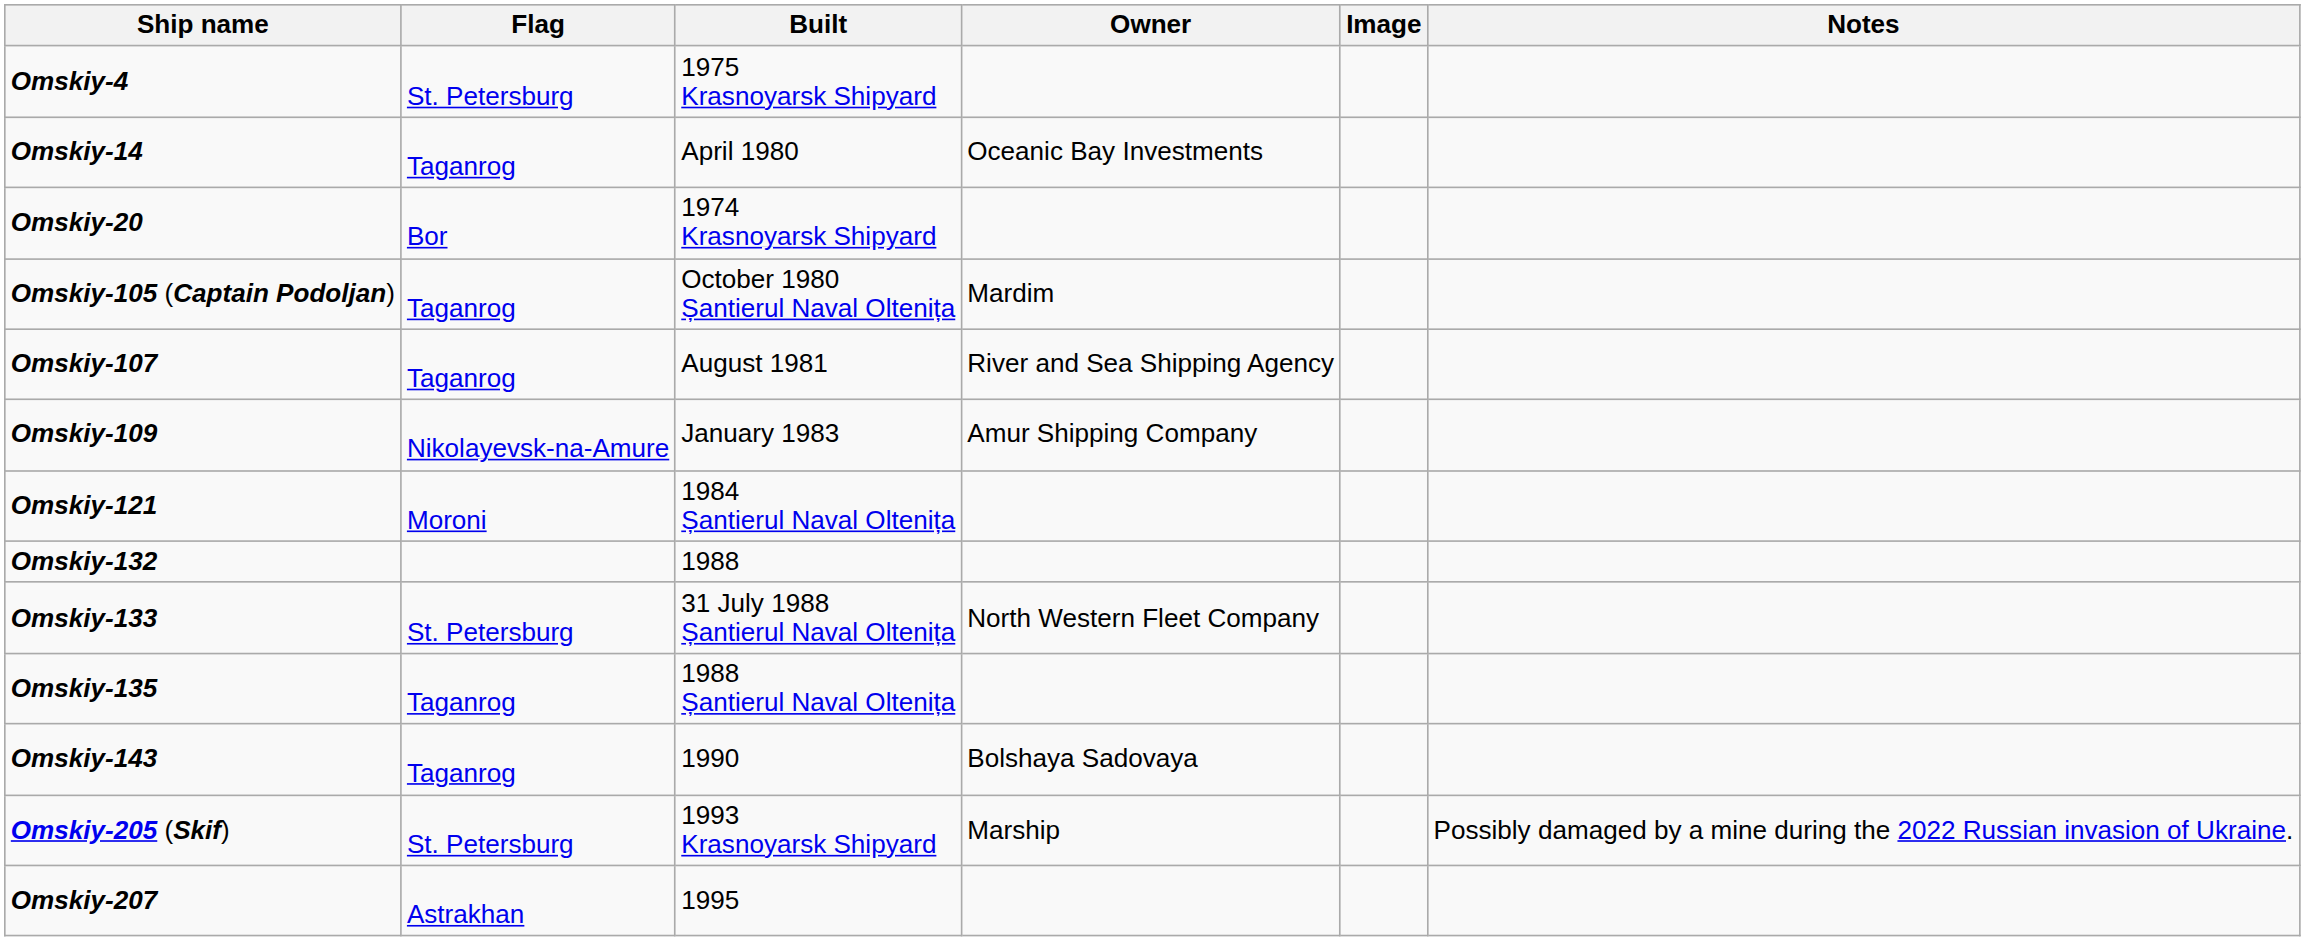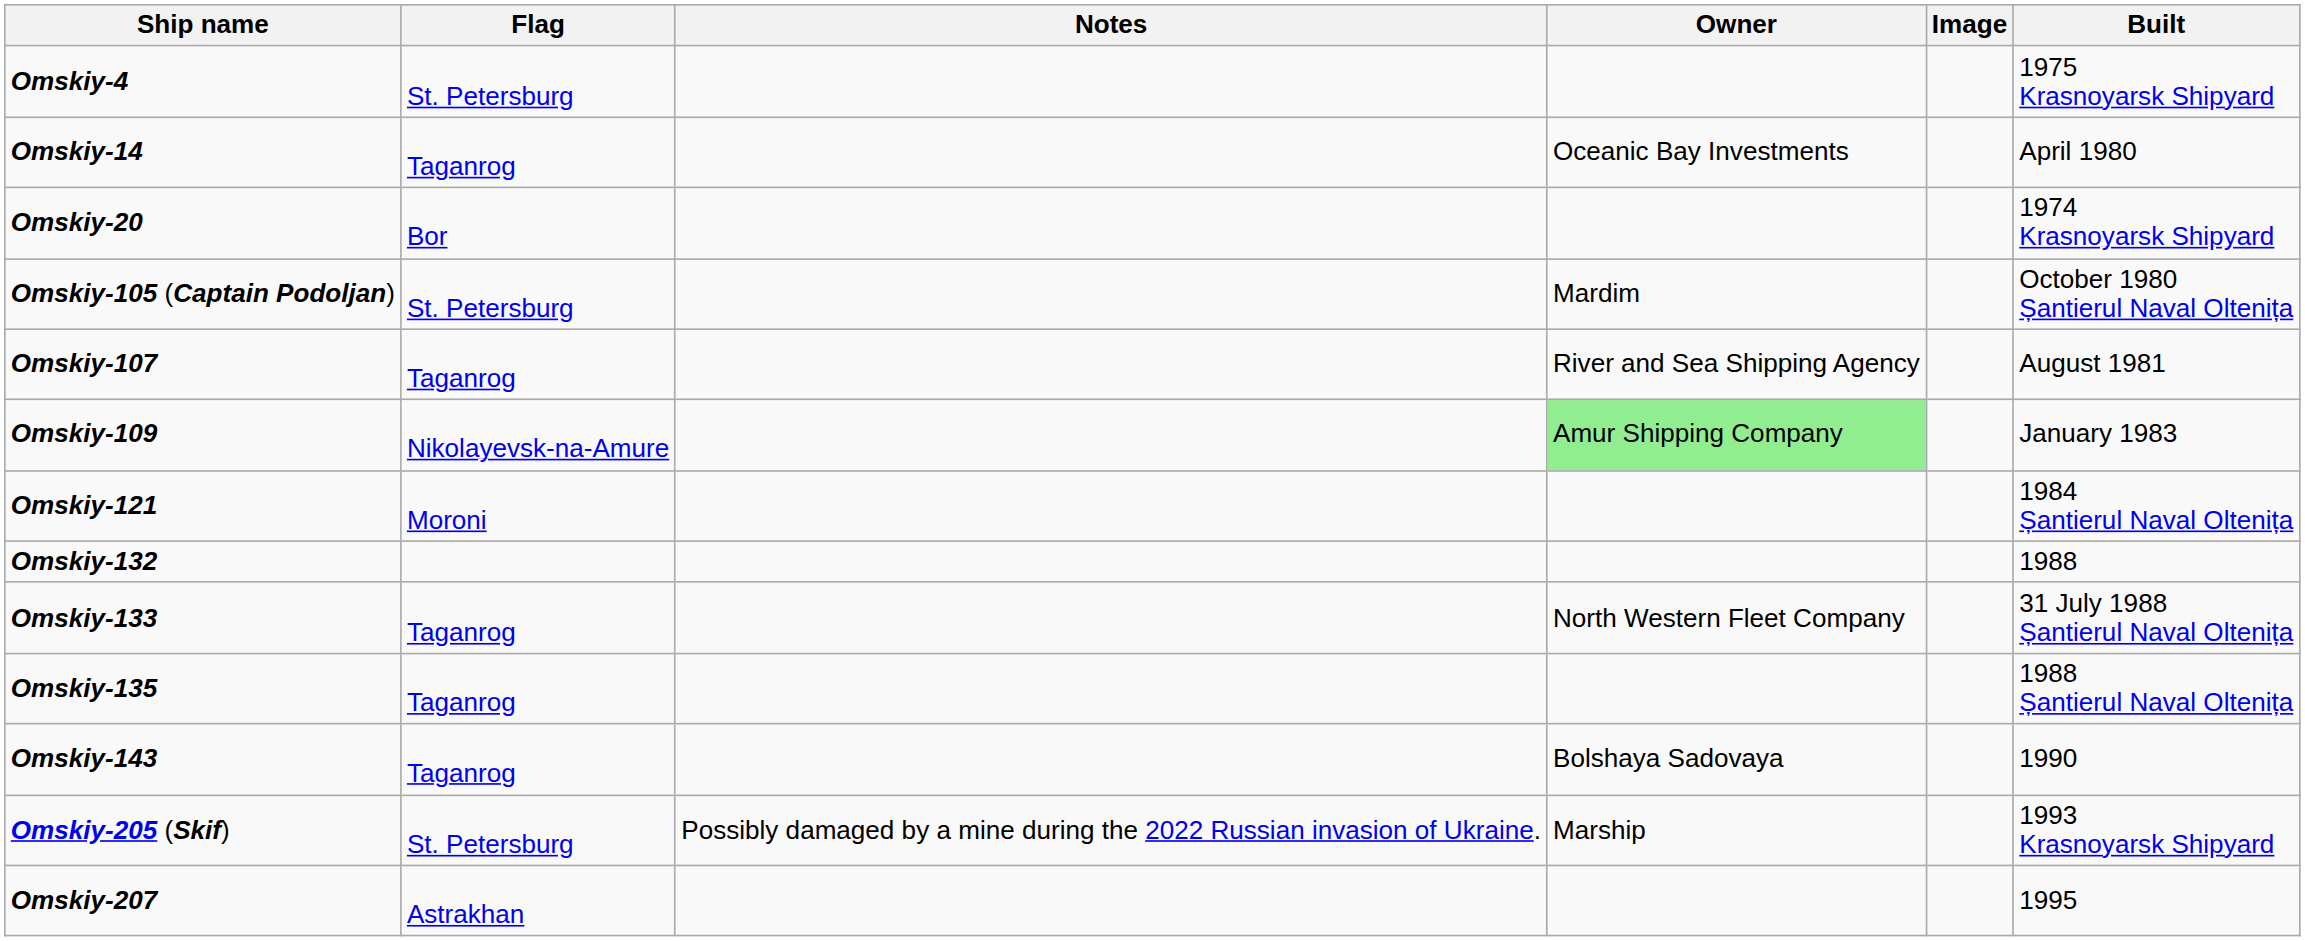columns swapped: (818, 25) <-> (1863, 25)
(461, 307) Taganrog -> (490, 307) St. Petersburg
(1112, 434) no background -> (1698, 434) lightgreen background
(490, 632) St. Petersburg -> (461, 632) Taganrog
